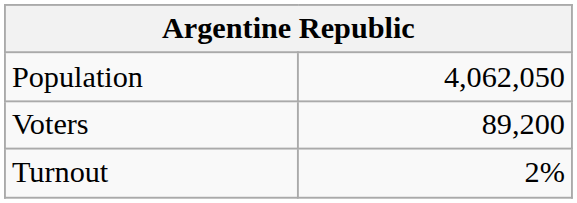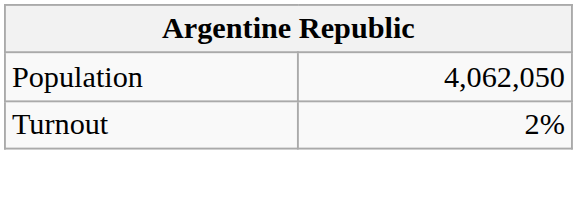- row: (50, 124)
